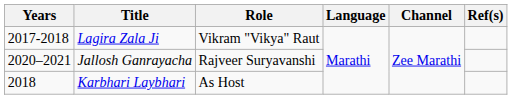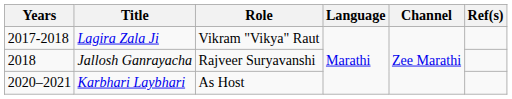(39, 60) 2020–2021 -> (22, 60) 2018
(22, 82) 2018 -> (39, 82) 2020–2021
